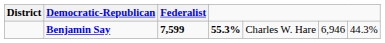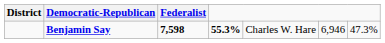(172, 30) 7,599 -> (172, 30) 7,598
(364, 30) 44.3% -> (364, 30) 47.3%
